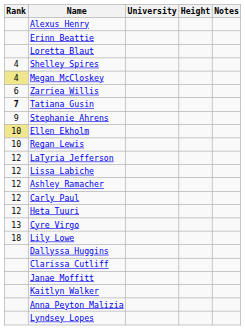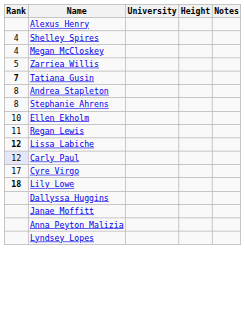- row: (62, 38)
- row: (62, 51)
(16, 78) khaki background -> (16, 51) no background
(16, 91) 6 -> (16, 64) 5
+ row: (69, 91)
(16, 118) 9 -> (16, 104) 8
(16, 131) khaki background -> (16, 118) no background
(16, 144) 10 -> (16, 131) 11
- row: (72, 158)
(16, 171) normal -> (16, 144) bold
- row: (67, 185)
(16, 198) no background -> (16, 158) lavender background
- row: (55, 211)
(16, 225) 13 -> (16, 171) 17
(16, 238) normal -> (16, 185) bold
- row: (69, 265)
- row: (64, 291)
